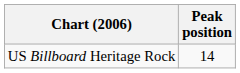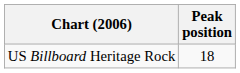(207, 56) 14 -> (207, 56) 18
